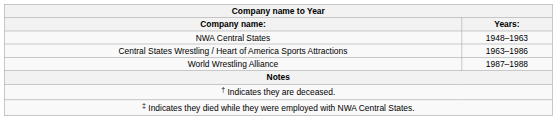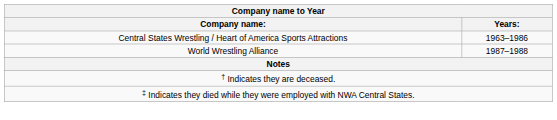- row: (233, 37)
